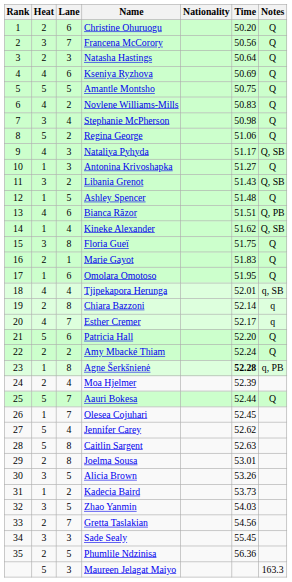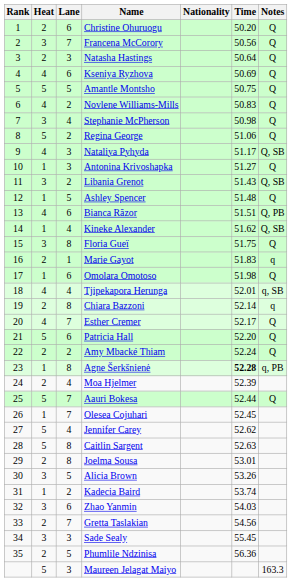(273, 259) Q -> (273, 259) q
(245, 275) 51.95 -> (245, 275) 51.98
(273, 321) q -> (273, 321) Q
(245, 492) 53.73 -> (245, 492) 53.74
(69, 507) 5 -> (69, 507) 6
